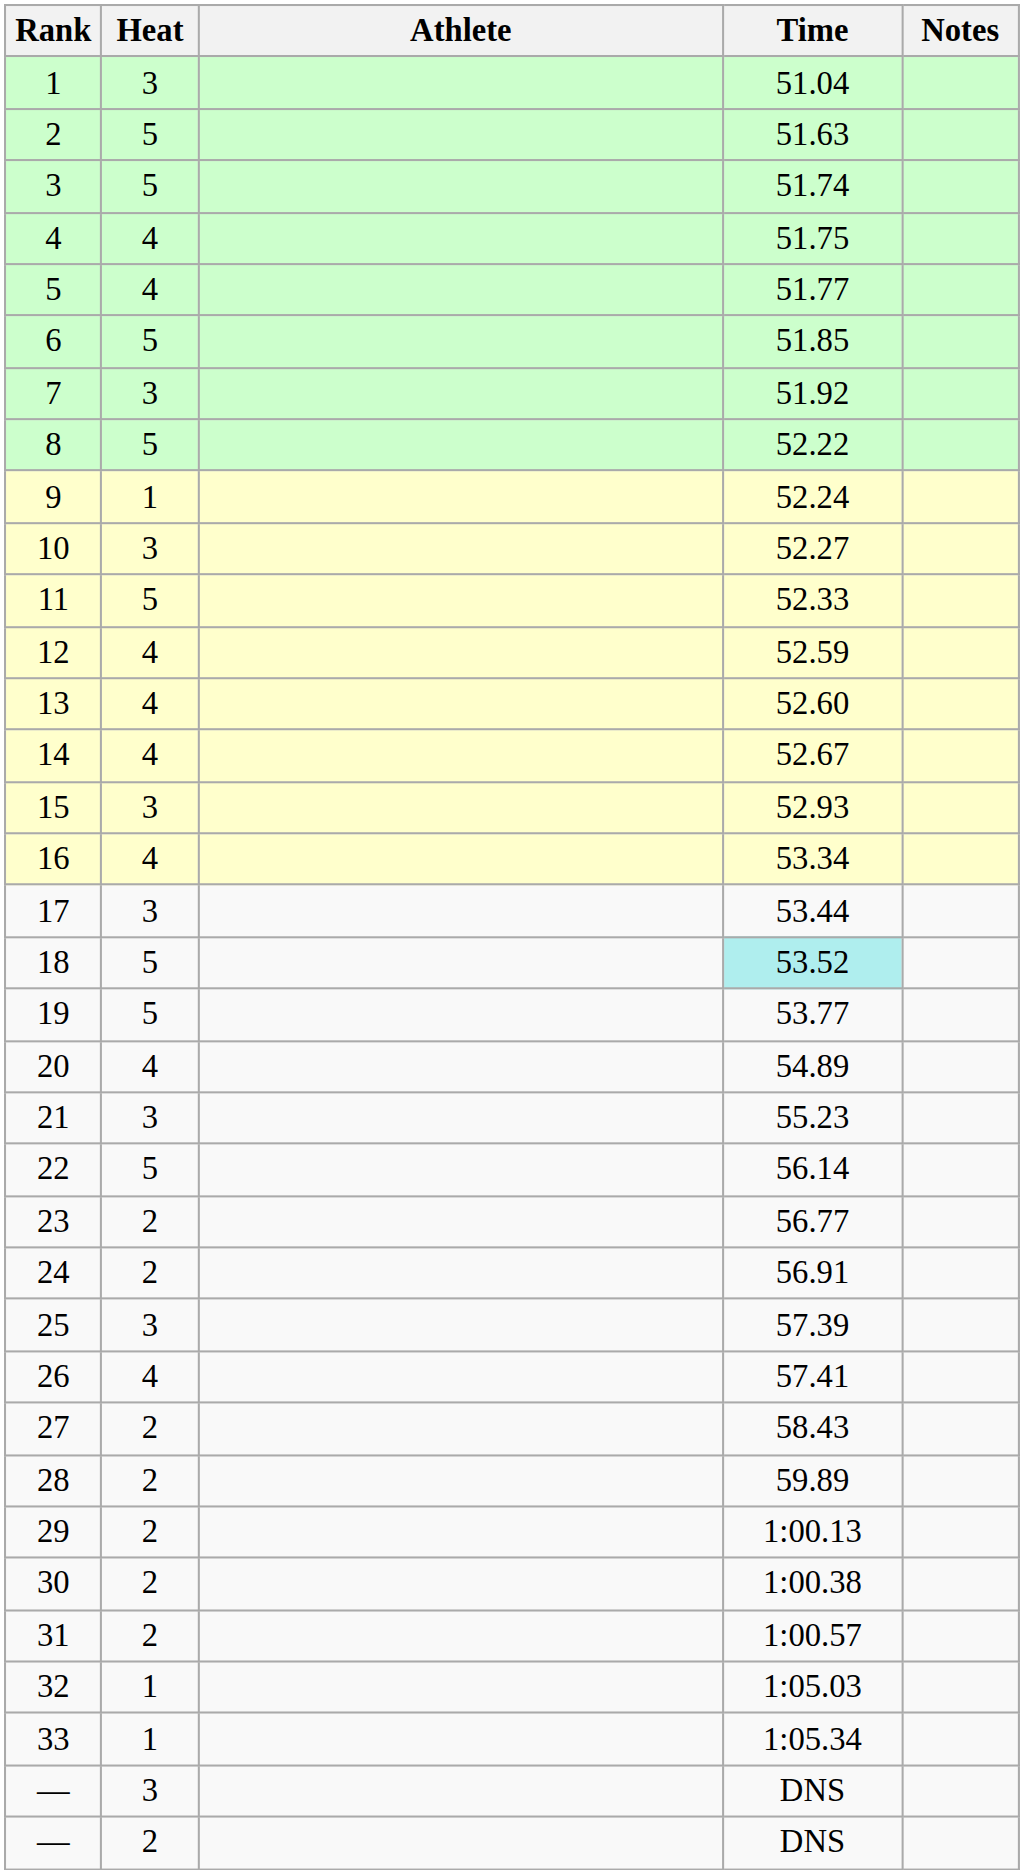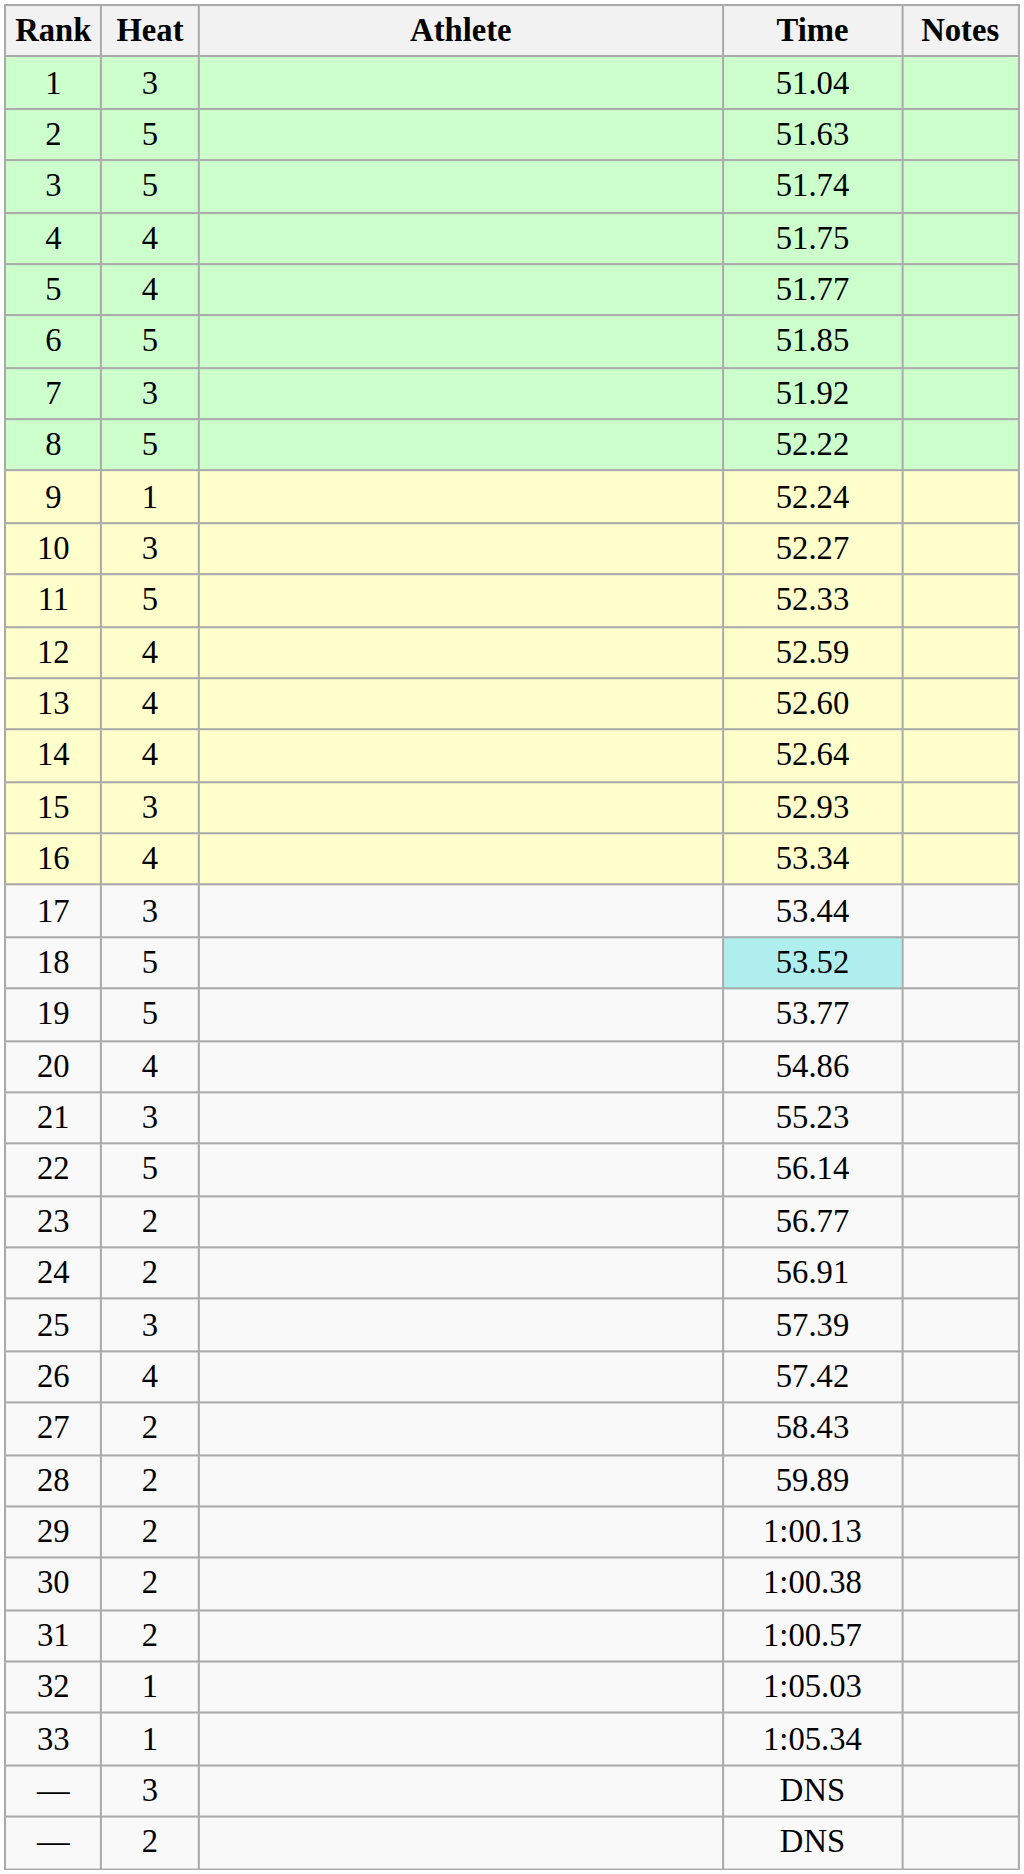(812, 755) 52.67 -> (812, 755) 52.64
(812, 1065) 54.89 -> (812, 1065) 54.86
(812, 1376) 57.41 -> (812, 1376) 57.42
